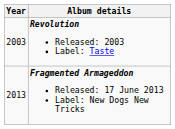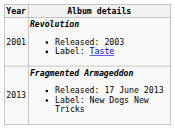(16, 42) 2003 -> (16, 42) 2001
